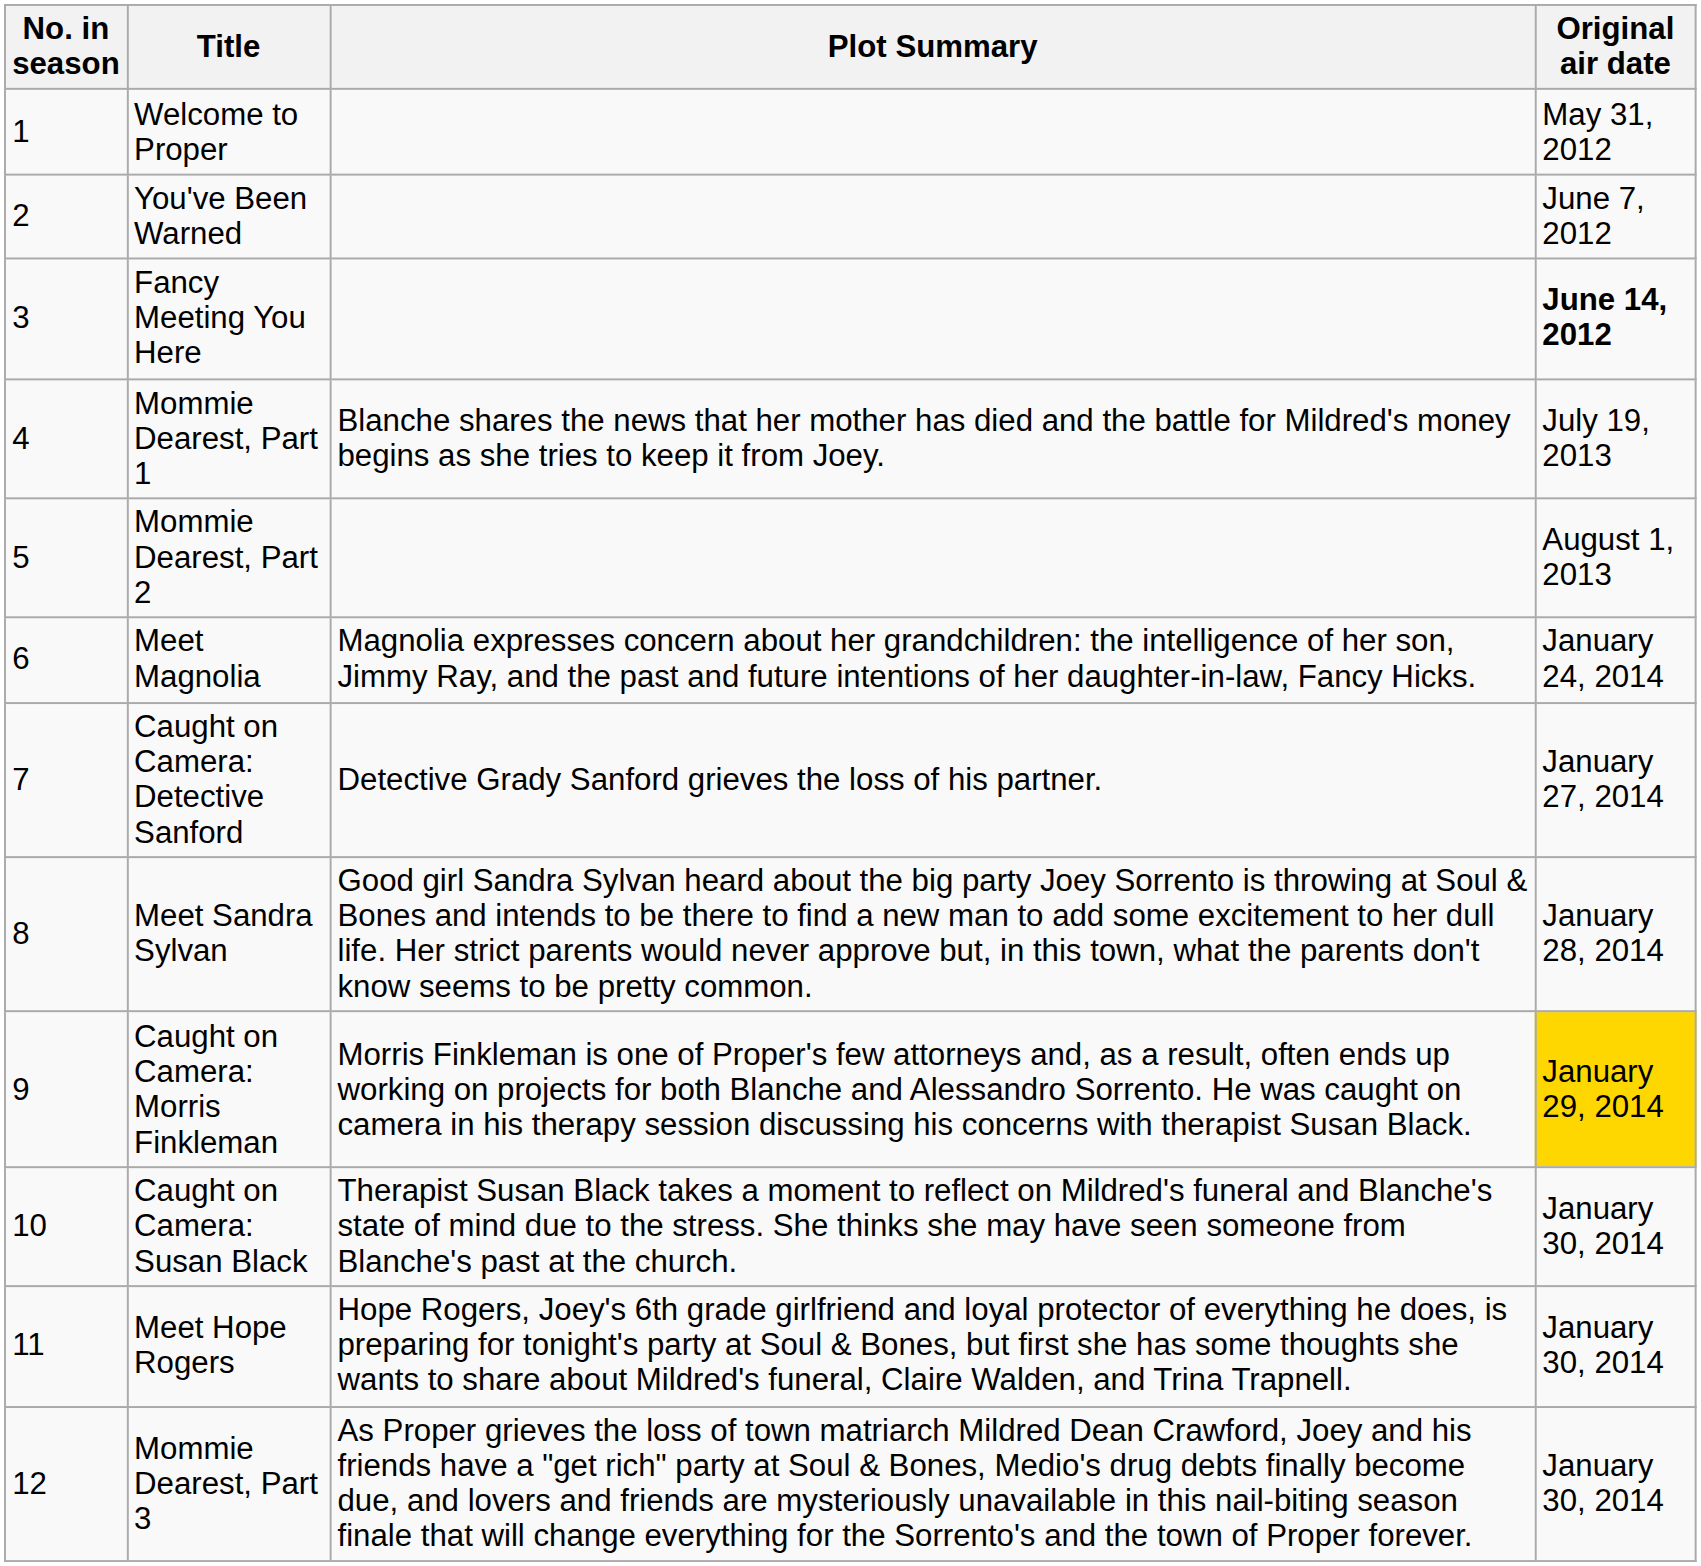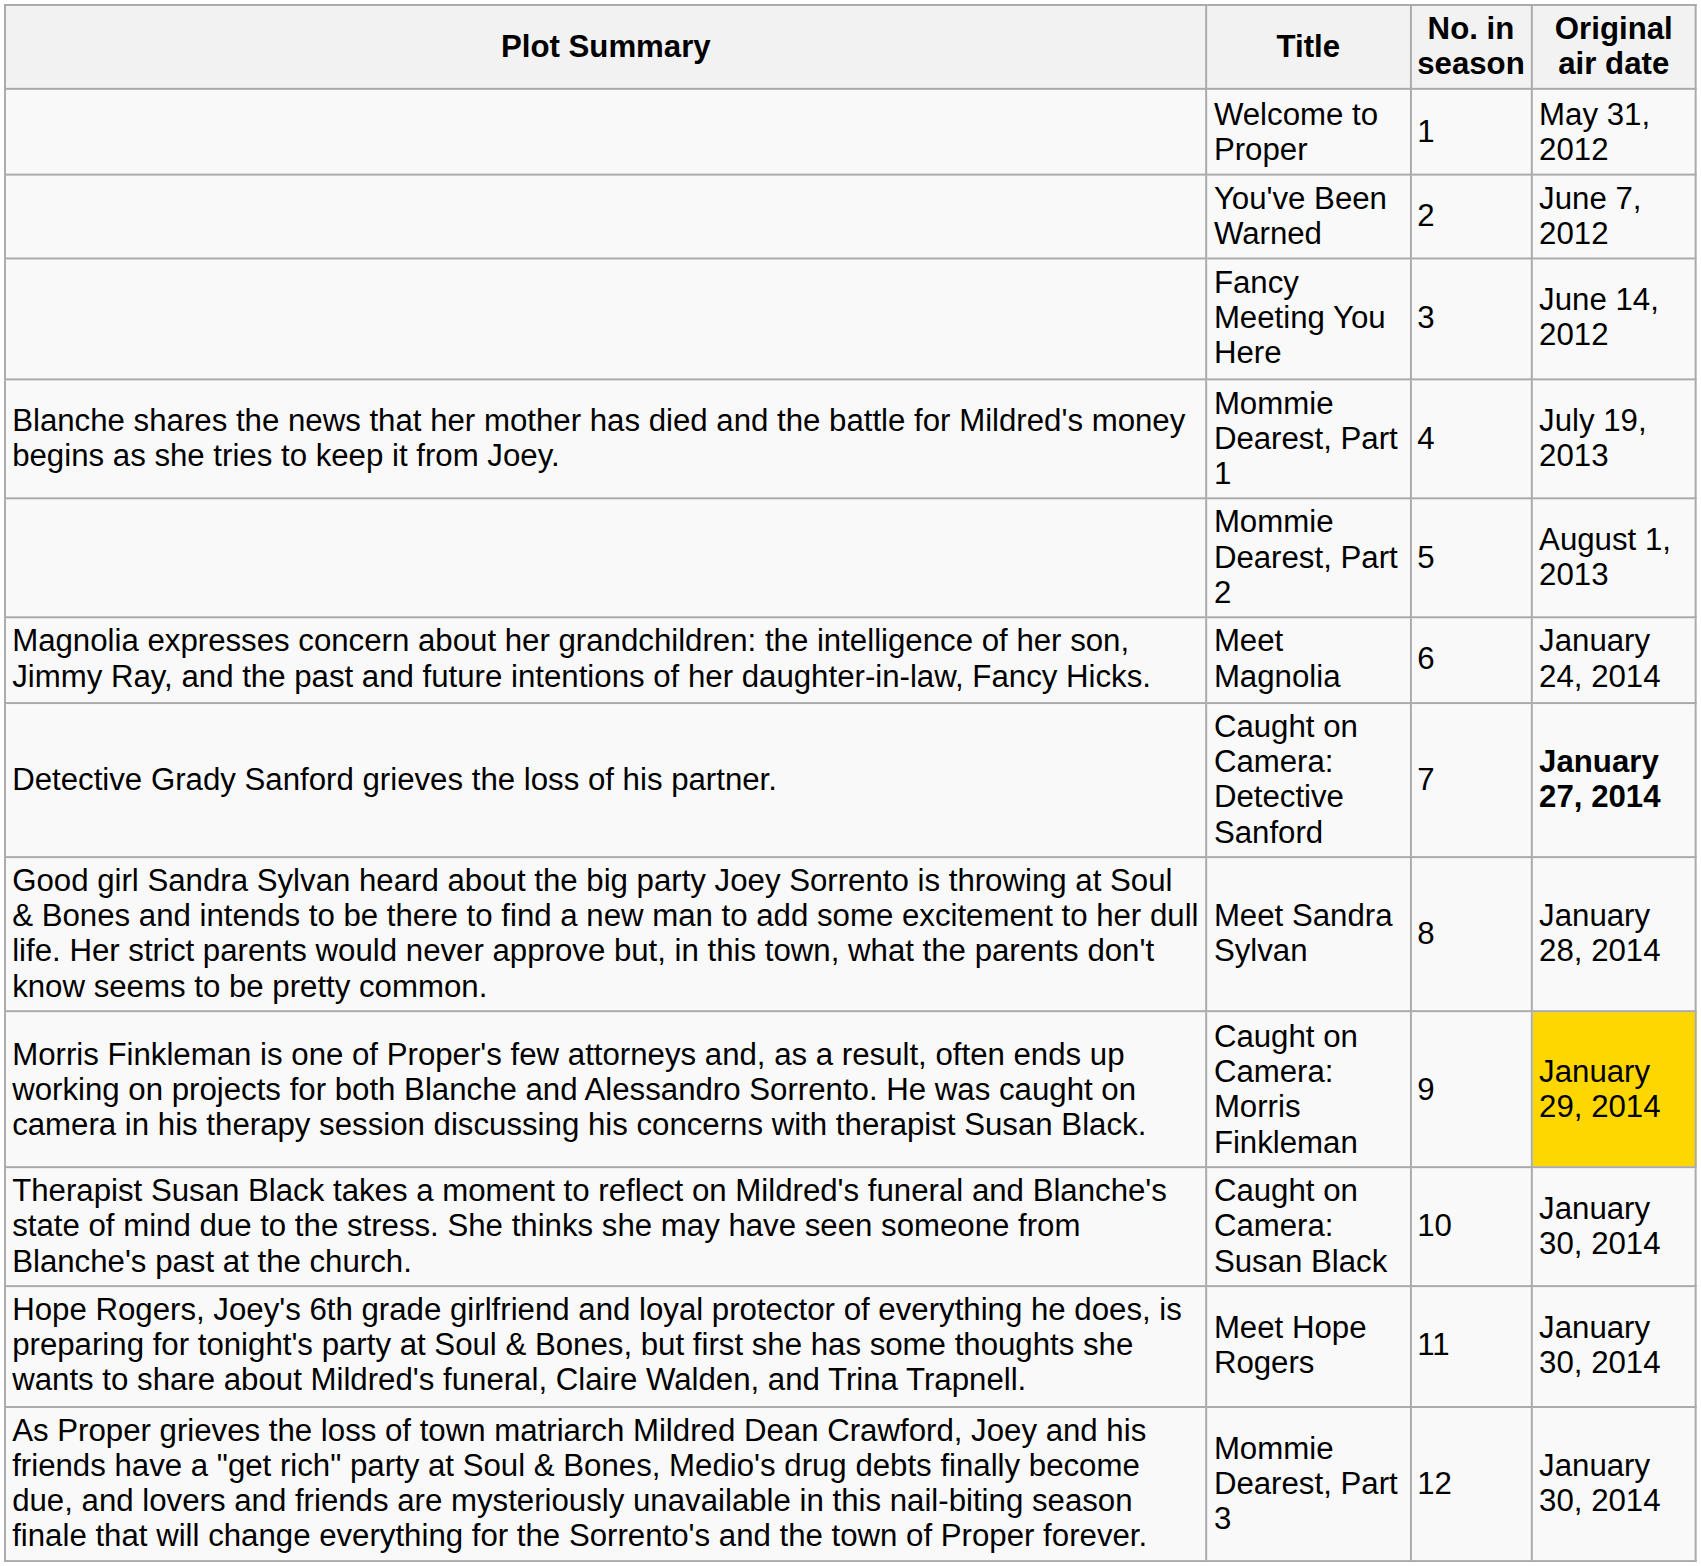columns swapped: (66, 46) <-> (933, 46)
(1605, 318) bold -> (1599, 318) normal
(1603, 779) normal -> (1600, 779) bold
